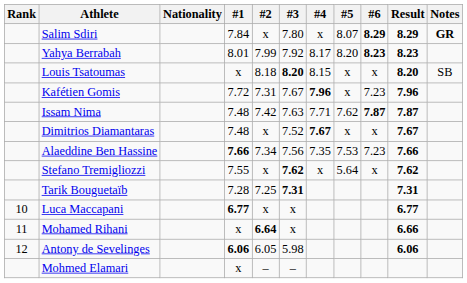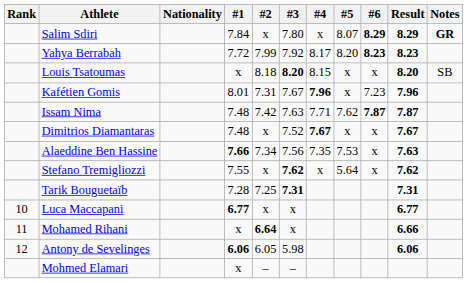(238, 53) 8.01 -> (238, 53) 7.72
(238, 92) 7.72 -> (238, 92) 8.01
(375, 151) 7.23 -> (375, 151) x
(408, 151) 7.66 -> (408, 151) 7.63
